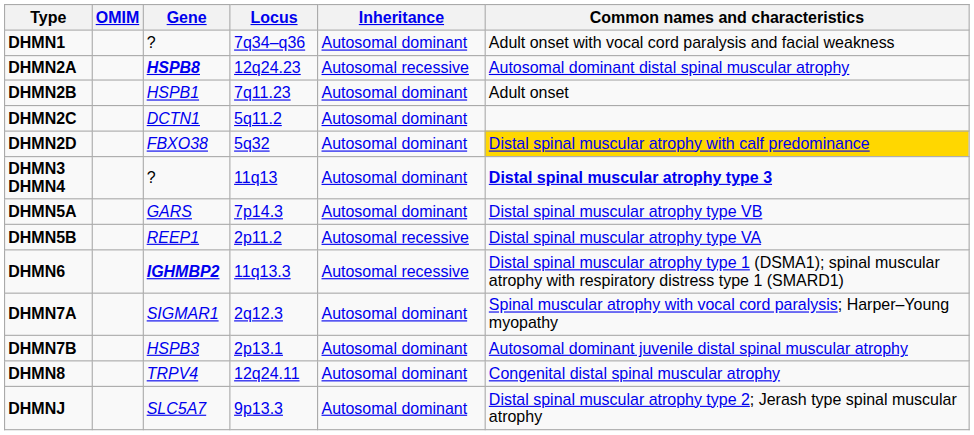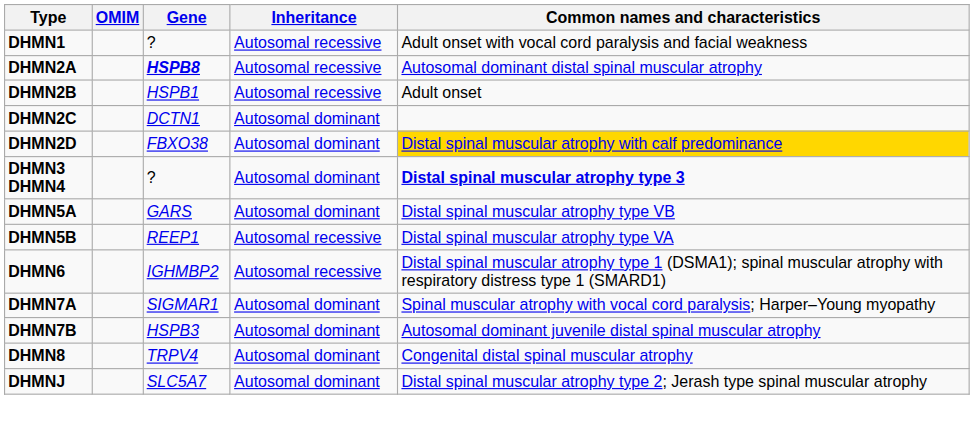- column: (274, 18)
(394, 43) Autosomal dominant -> (308, 43) Autosomal recessive
(394, 93) Autosomal dominant -> (308, 93) Autosomal recessive
(183, 271) bold -> (183, 271) normal
